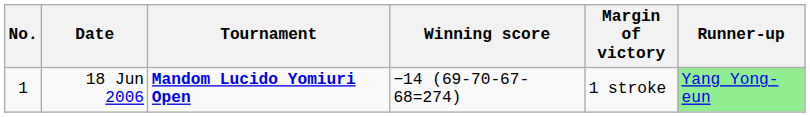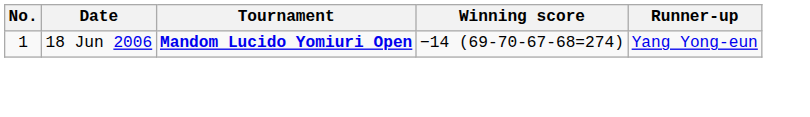- column: (631, 36)
(730, 90) lightgreen background -> (695, 44) no background
